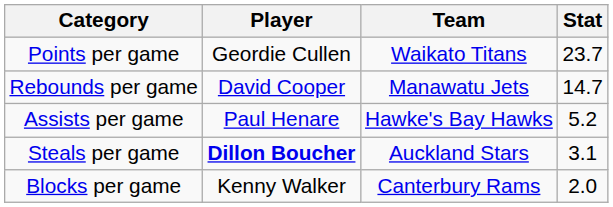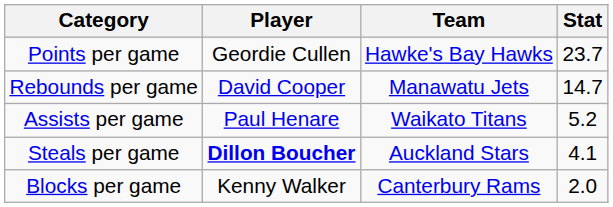(459, 53) Waikato Titans -> (459, 53) Hawke's Bay Hawks
(459, 119) Hawke's Bay Hawks -> (459, 119) Waikato Titans
(583, 152) 3.1 -> (583, 152) 4.1
